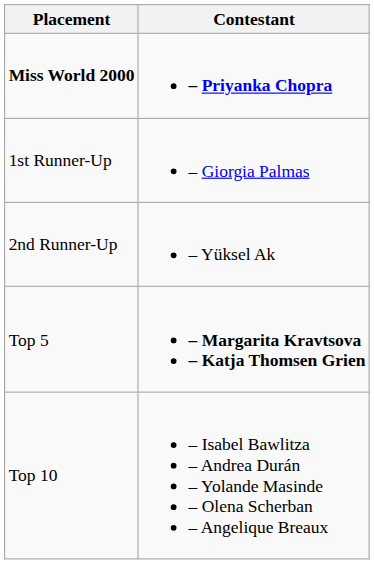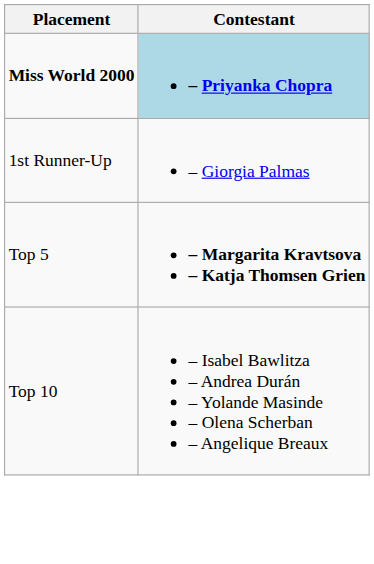(254, 86) no background -> (254, 86) lightblue background
- row: (63, 244)
